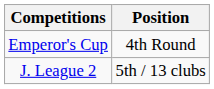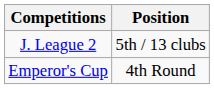rows swapped: (58, 70) <-> (58, 44)
